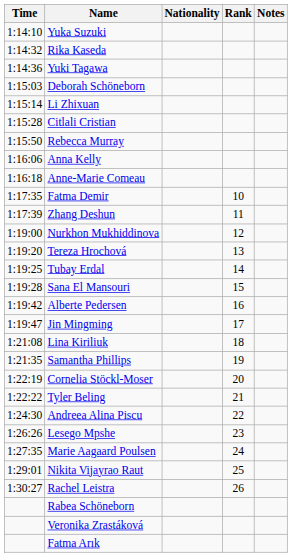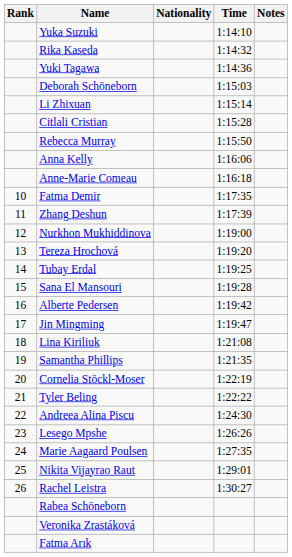columns swapped: (238, 13) <-> (25, 13)
